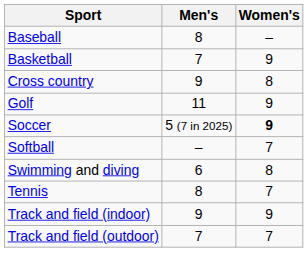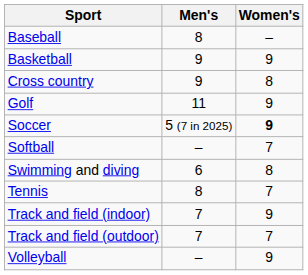(199, 59) 7 -> (199, 59) 9
(199, 214) 9 -> (199, 214) 7
+ row: (37, 258)
